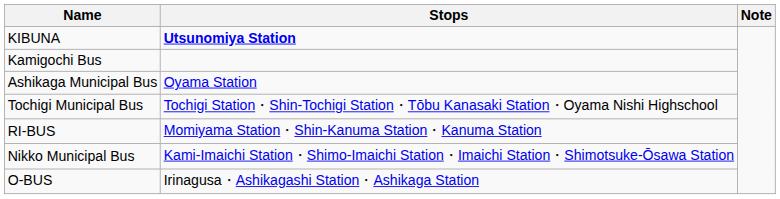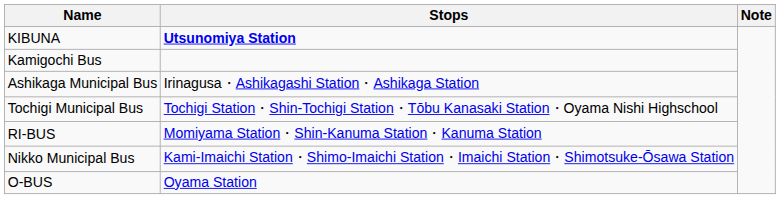(210, 82) Oyama Station -> (321, 83) Irinagusa・Ashikagashi Station・Ashikaga Station
(321, 180) Irinagusa・Ashikagashi Station・Ashikaga Station -> (210, 182) Oyama Station
